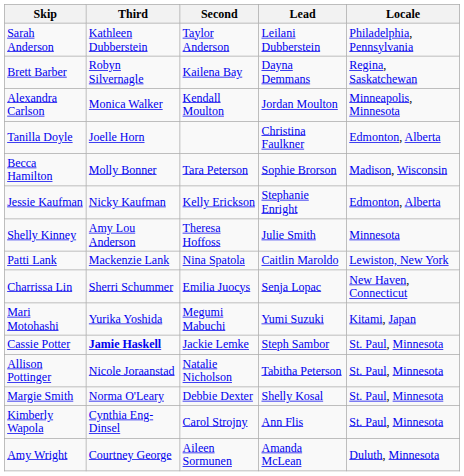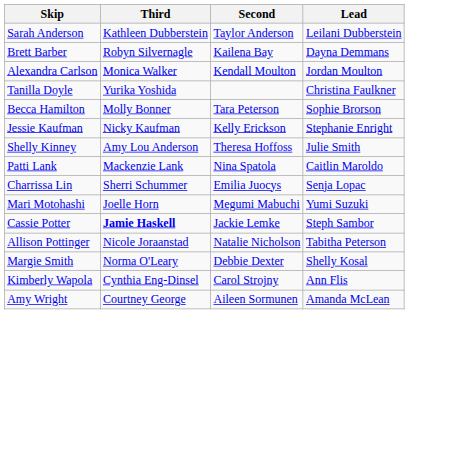- column: (403, 14)
(117, 137) Joelle Horn -> (140, 90) Yurika Yoshida
(126, 319) Yurika Yoshida -> (131, 204) Joelle Horn
